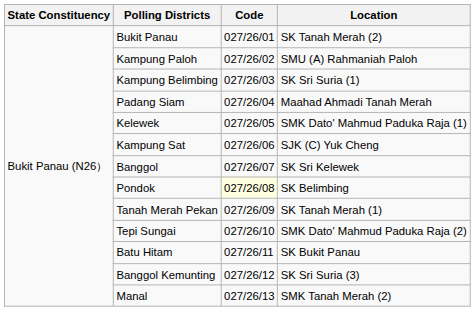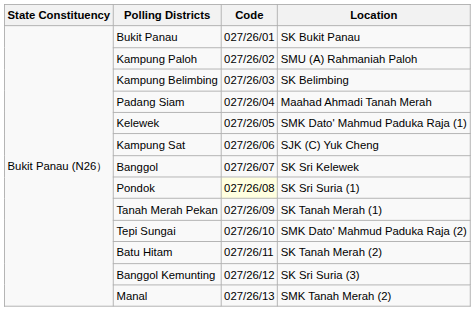(331, 37) SK Tanah Merah (2) -> (320, 37) SK Bukit Panau
(320, 80) SK Sri Suria (1) -> (315, 80) SK Belimbing
(315, 188) SK Belimbing -> (320, 188) SK Sri Suria (1)
(320, 253) SK Bukit Panau -> (331, 253) SK Tanah Merah (2)
